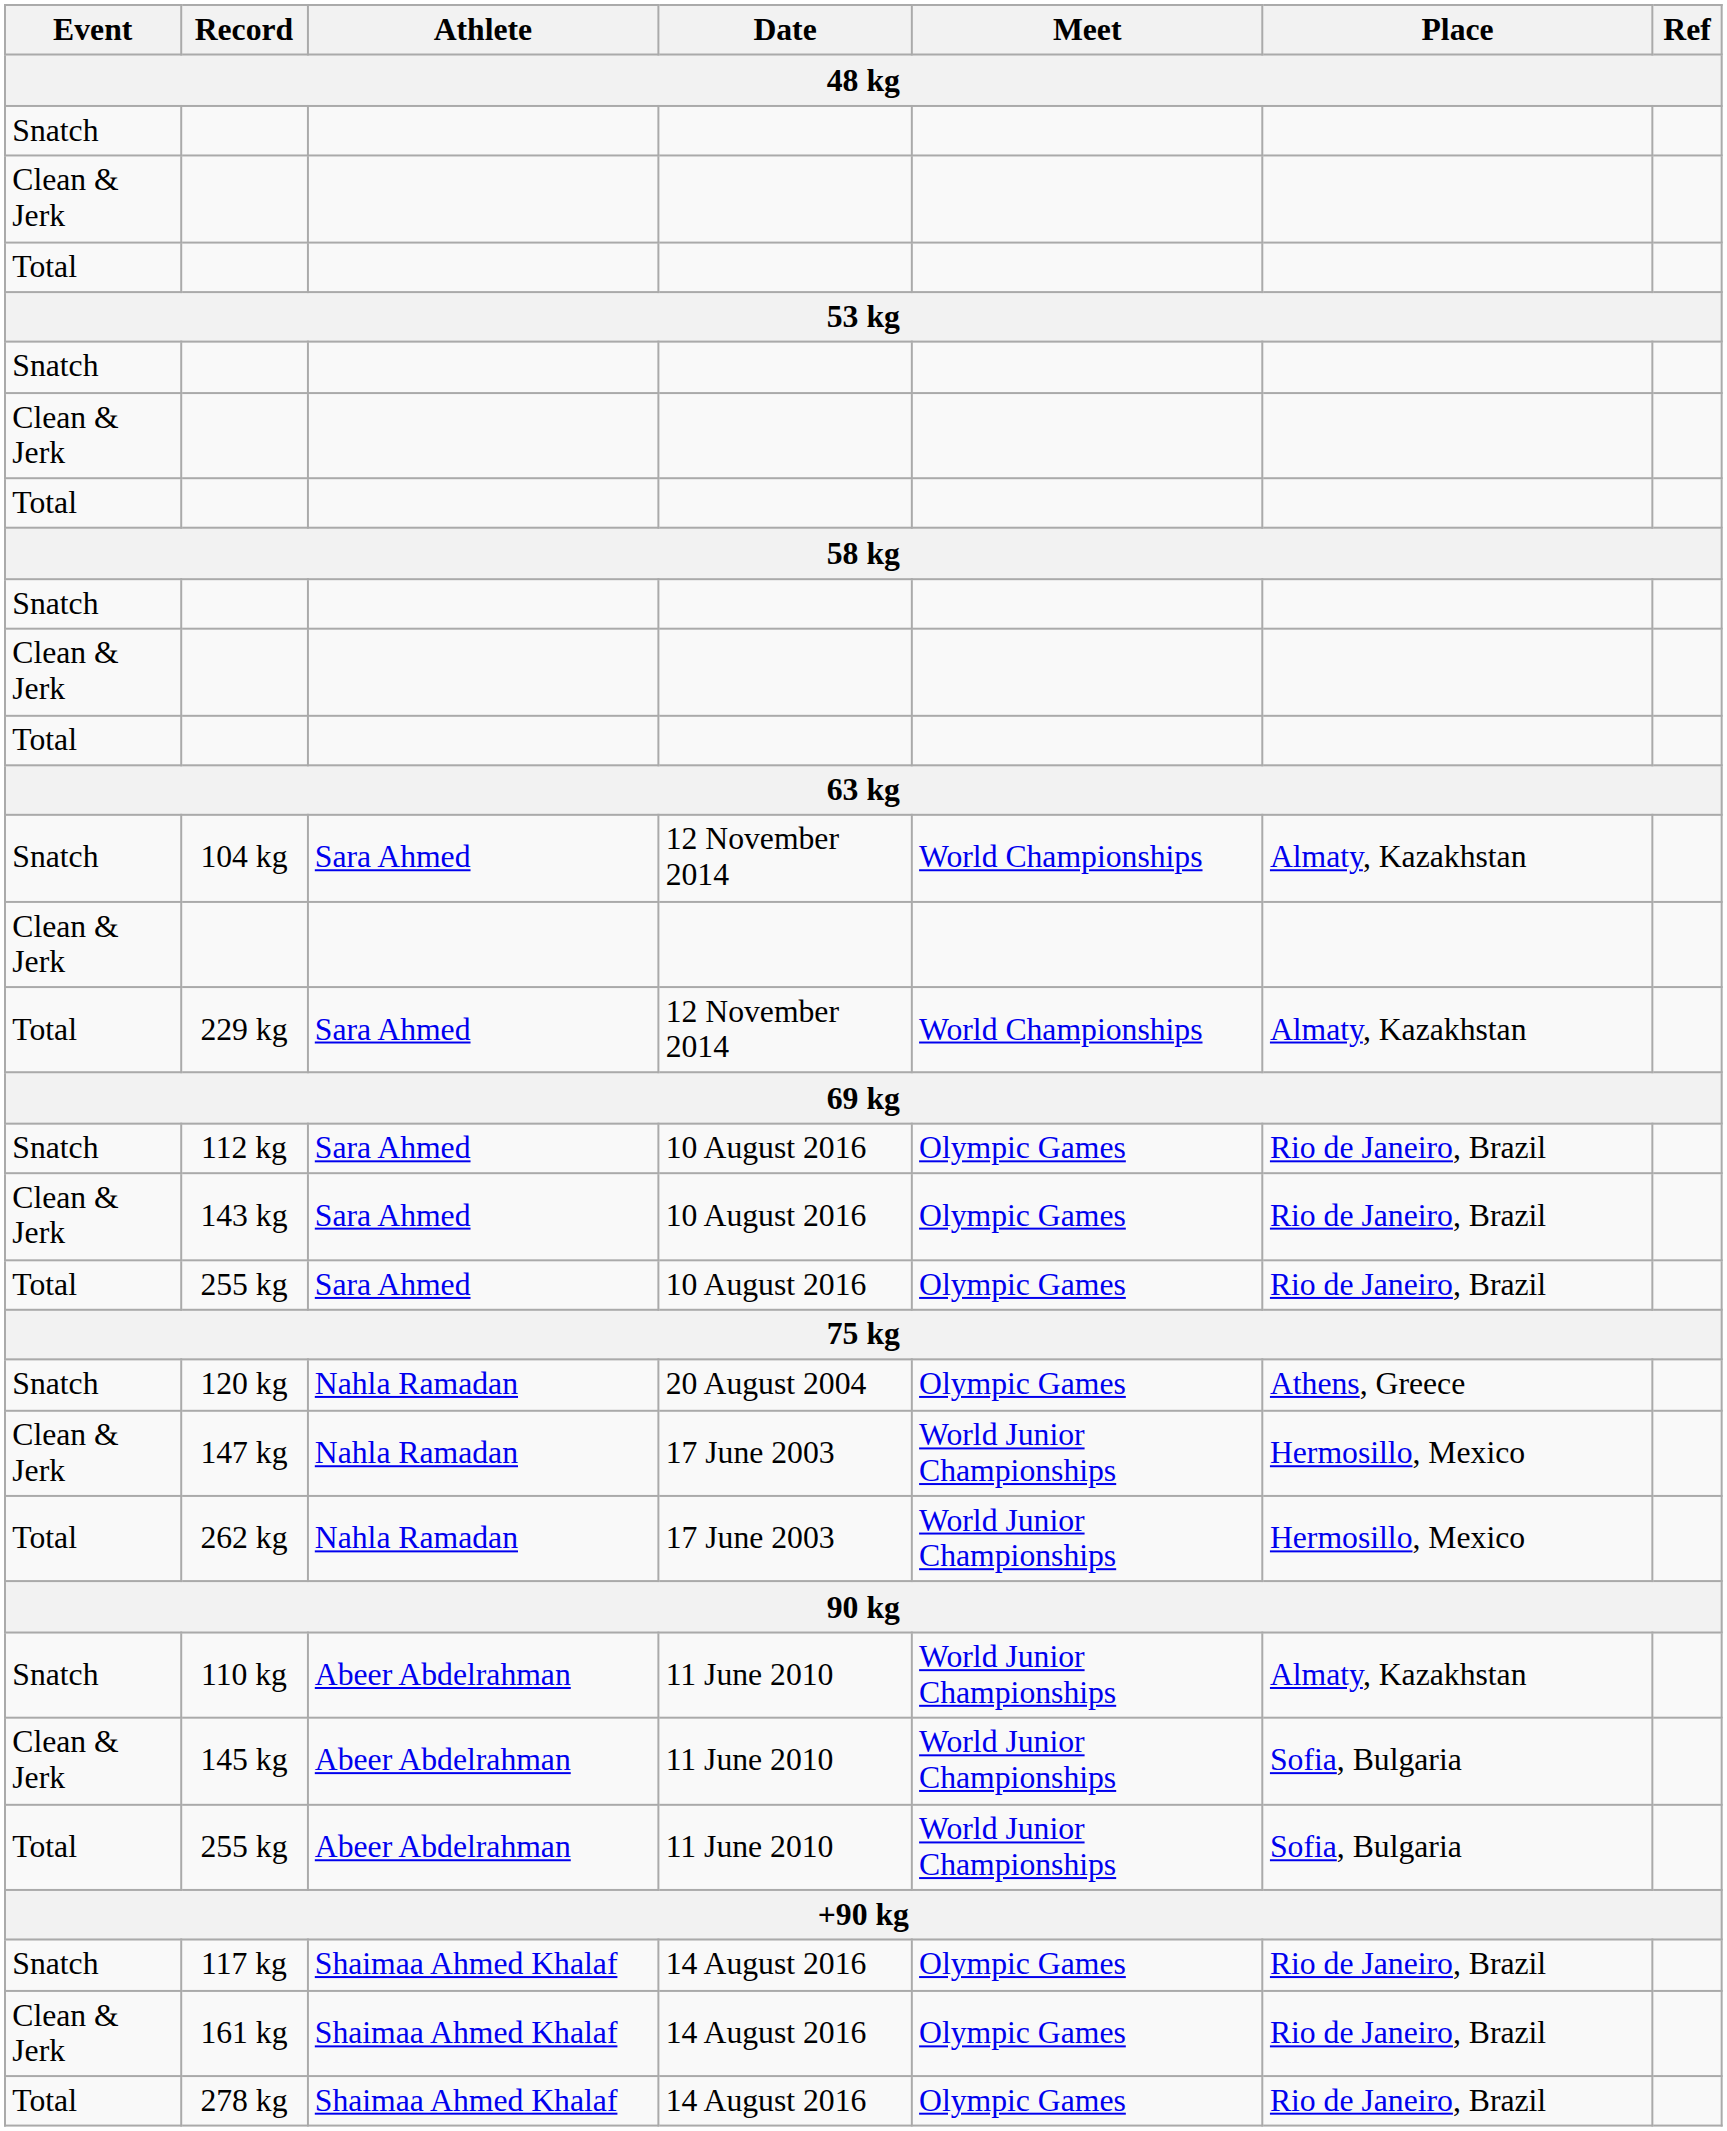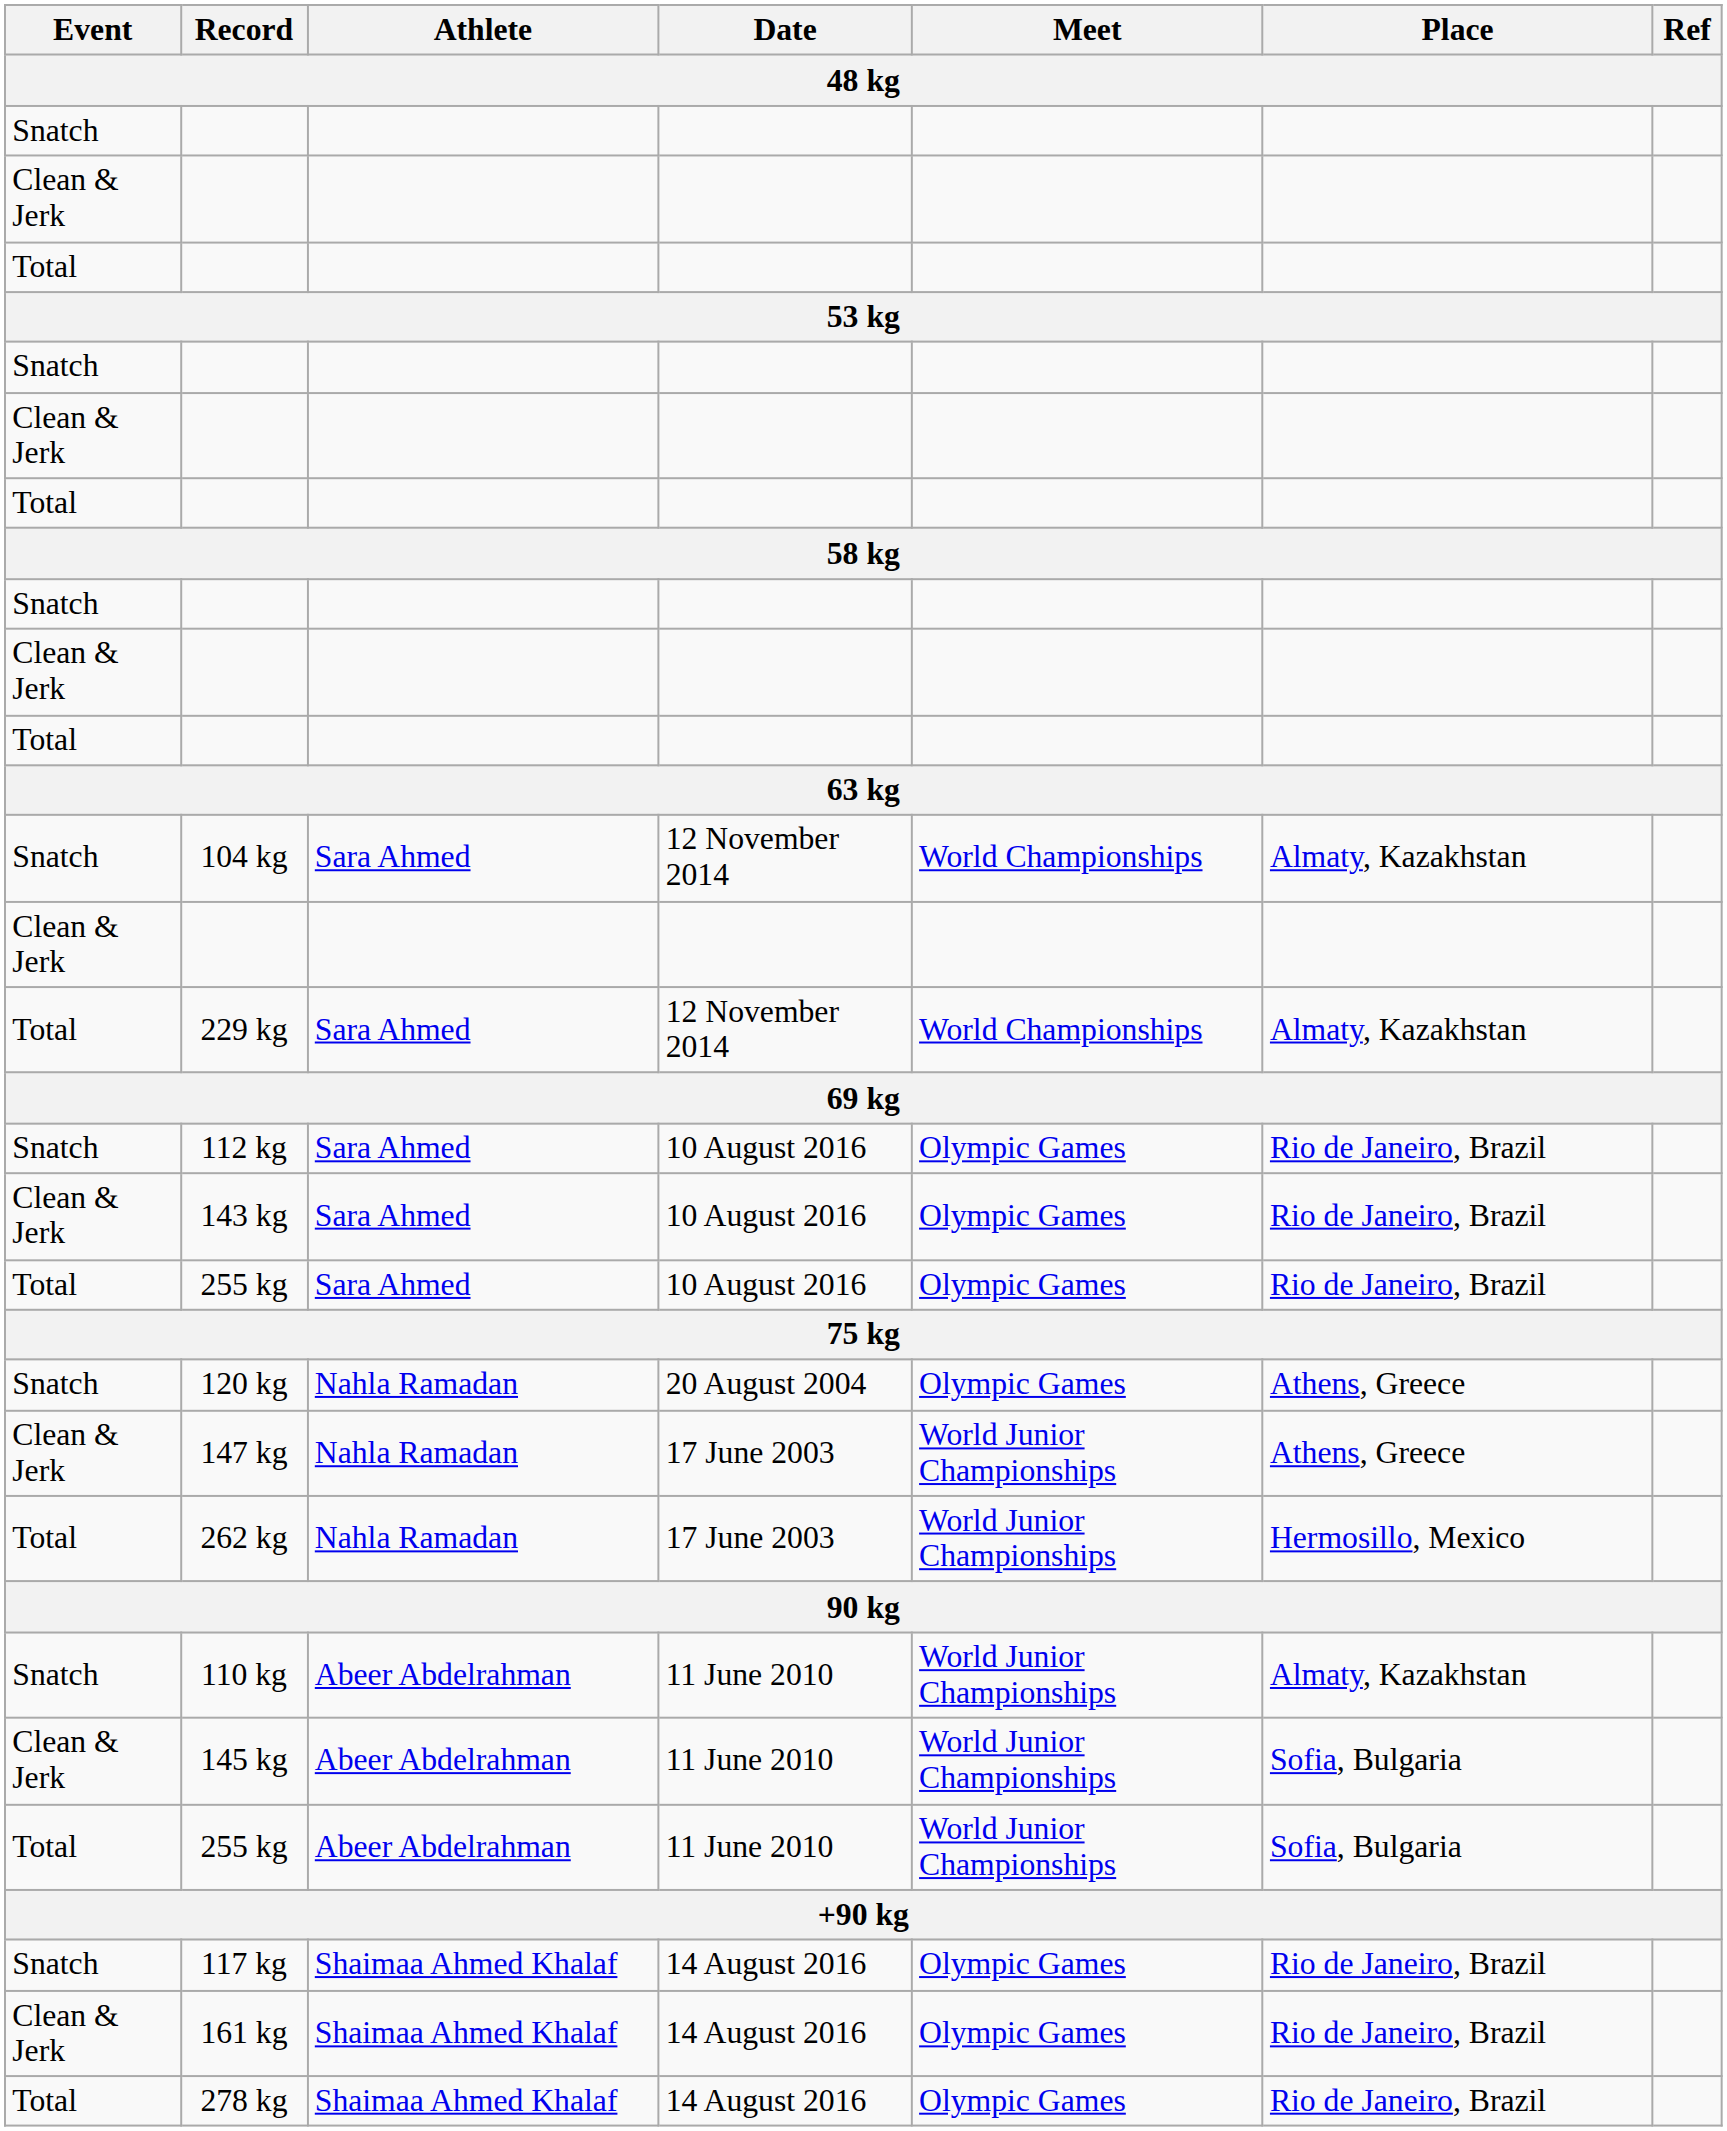(1398, 1452) Hermosillo, Mexico -> (1368, 1452) Athens, Greece
